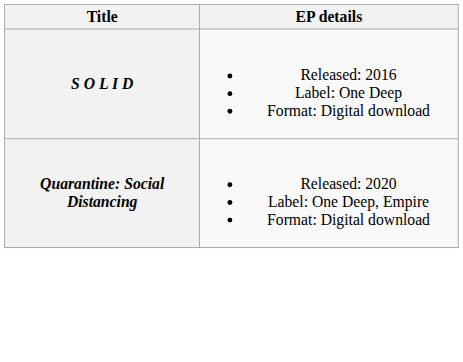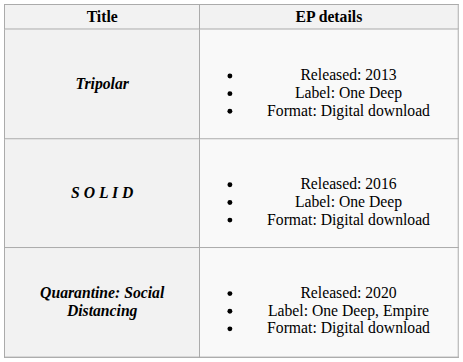+ row: (102, 83)
